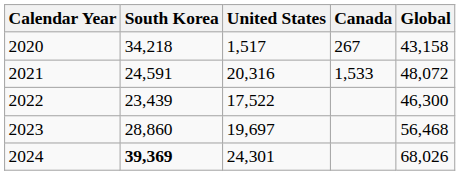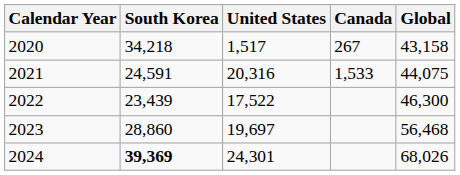(424, 73) 48,072 -> (424, 73) 44,075
